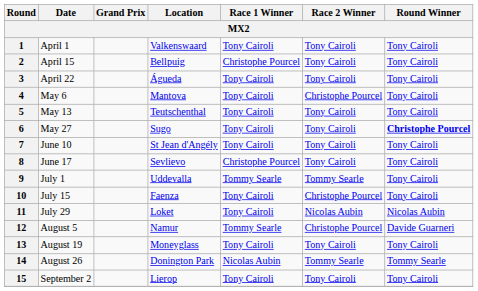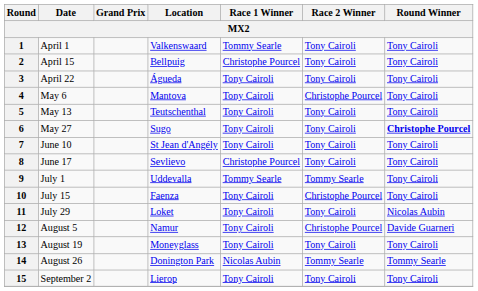(248, 45) Tony Cairoli -> (252, 45) Tommy Searle
(334, 211) Nicolas Aubin -> (330, 211) Tony Cairoli
(252, 228) Tommy Searle -> (248, 228) Tony Cairoli
